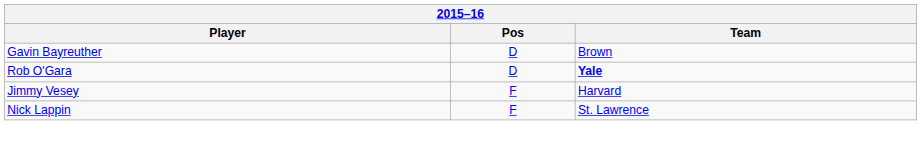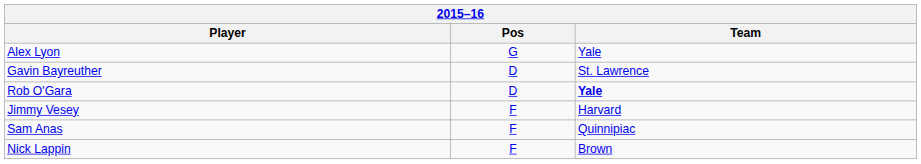+ row: (34, 52)
(595, 52) Brown -> (613, 71) St. Lawrence
+ row: (35, 129)
(613, 110) St. Lawrence -> (595, 149) Brown
